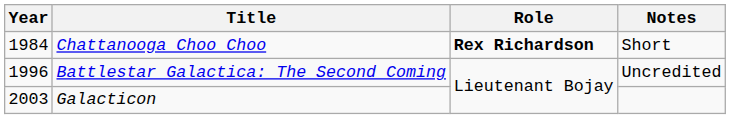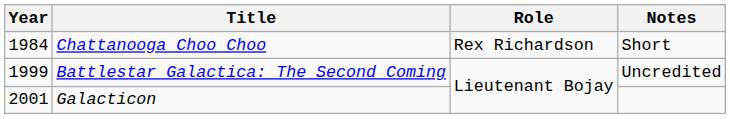(524, 45) bold -> (524, 45) normal
(29, 72) 1996 -> (29, 72) 1999
(29, 100) 2003 -> (29, 100) 2001
